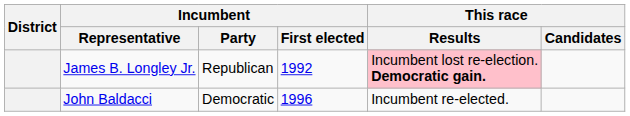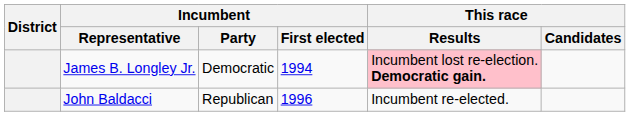(238, 68) Republican -> (238, 68) Democratic
(297, 68) 1992 -> (297, 68) 1994
(238, 99) Democratic -> (238, 99) Republican
